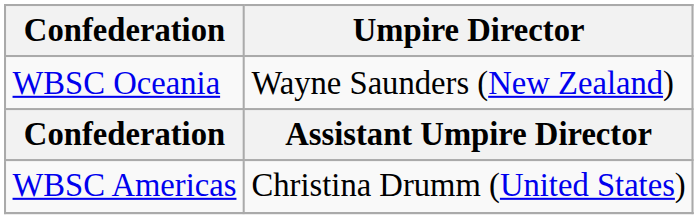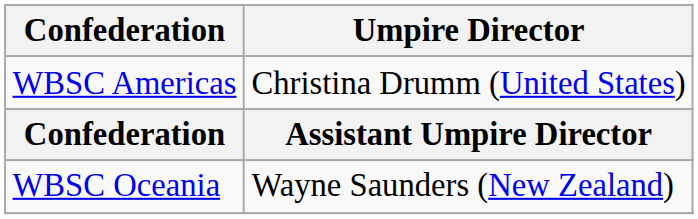rows swapped: (125, 185) <-> (116, 82)
